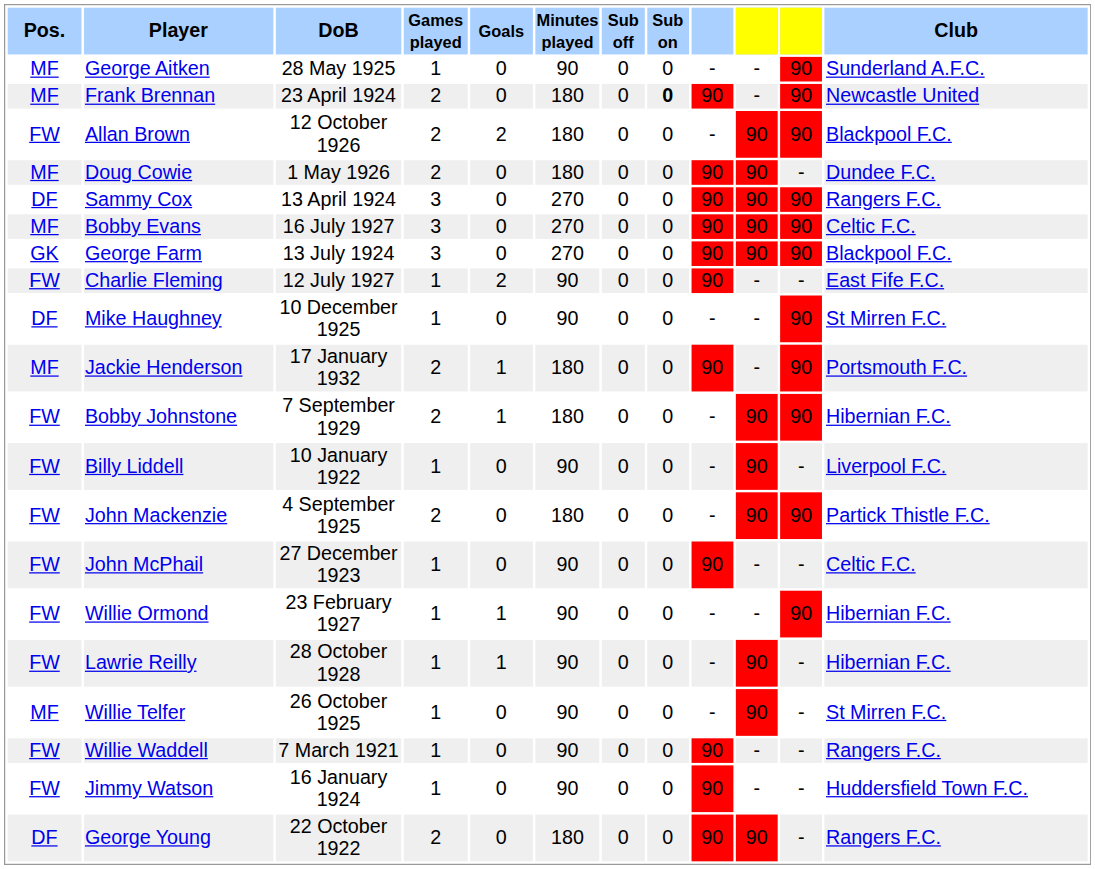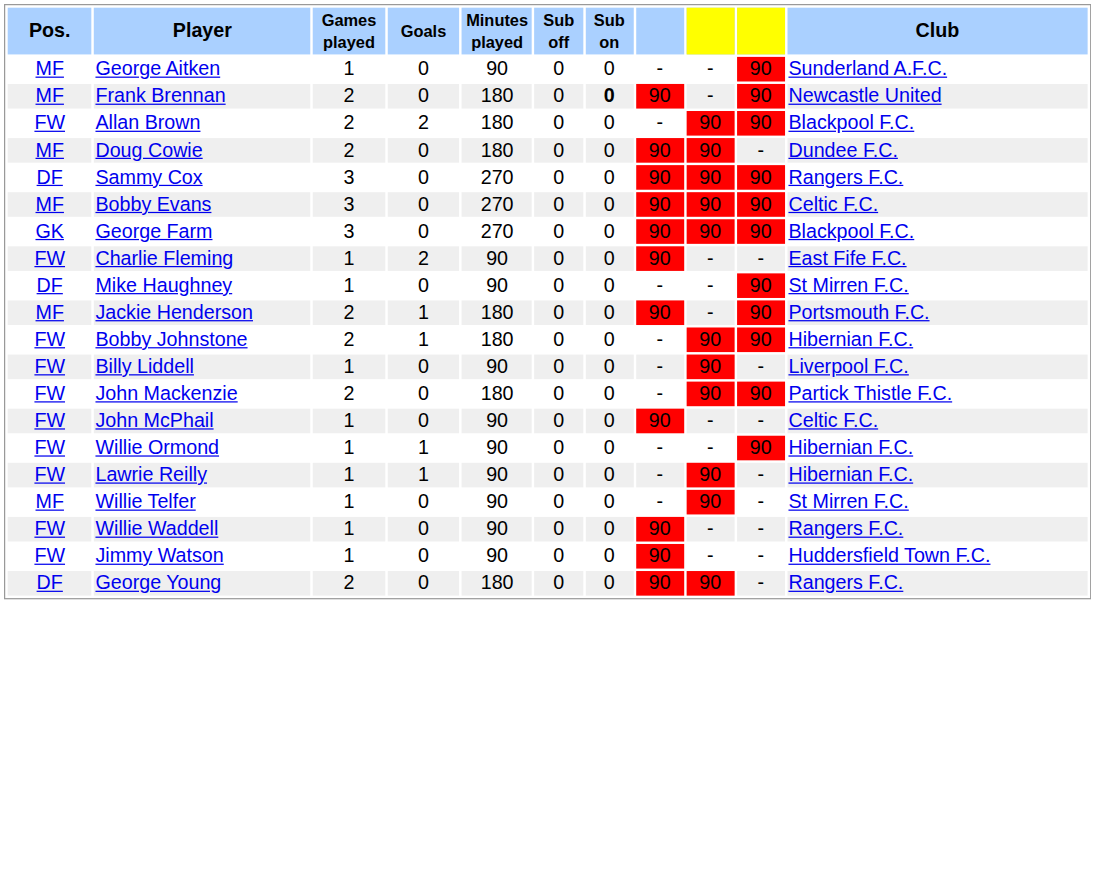- column: (339, 30)
